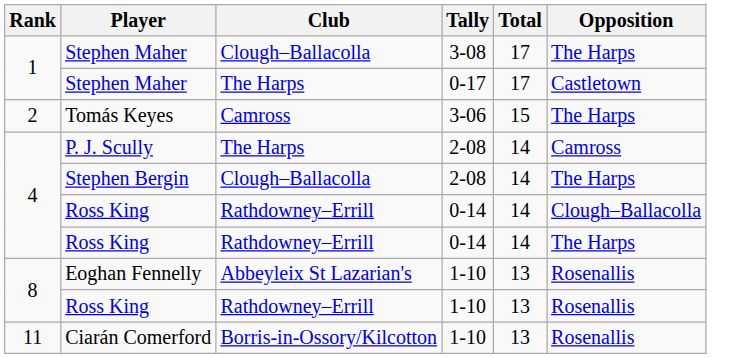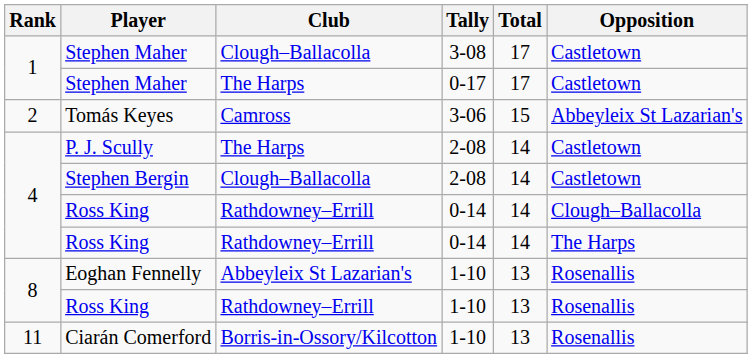(593, 52) The Harps -> (596, 52) Castletown
(593, 115) The Harps -> (647, 115) Abbeyleix St Lazarian's
(586, 147) Camross -> (596, 147) Castletown
(593, 178) The Harps -> (596, 178) Castletown
